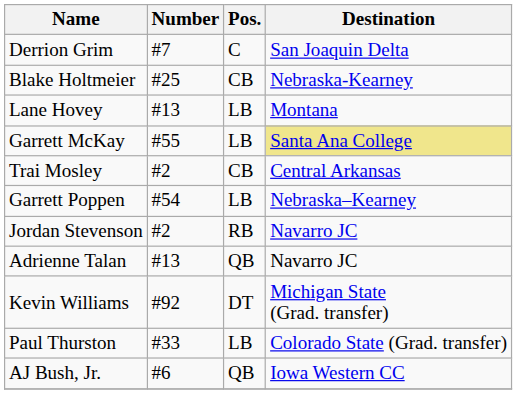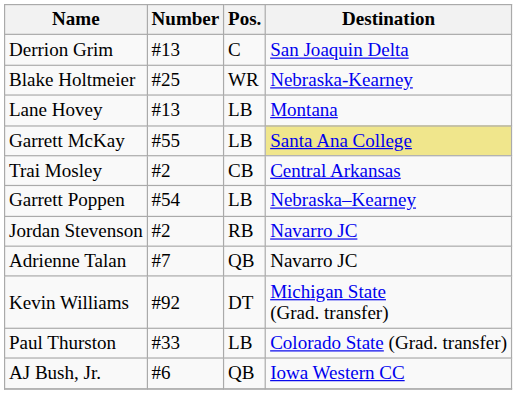(161, 49) #7 -> (166, 49) #13
(241, 79) CB -> (243, 79) WR
(166, 261) #13 -> (161, 261) #7
